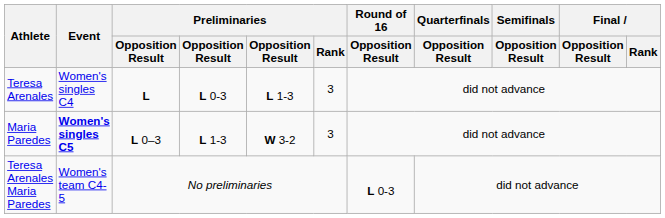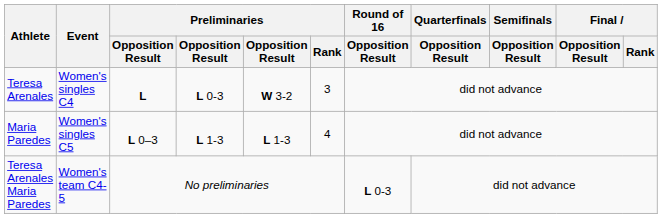(280, 96) L 1-3 -> (277, 96) W 3-2
(84, 134) bold -> (83, 134) normal
(280, 141) W 3-2 -> (277, 141) L 1-3
(330, 134) 3 -> (327, 134) 4
